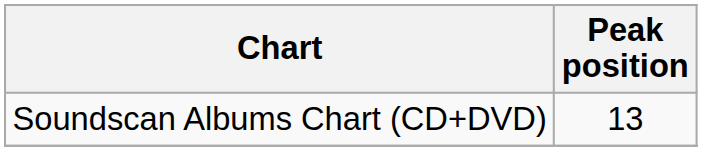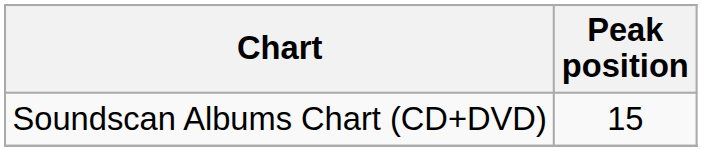(625, 118) 13 -> (625, 118) 15
